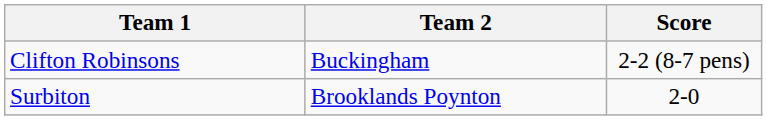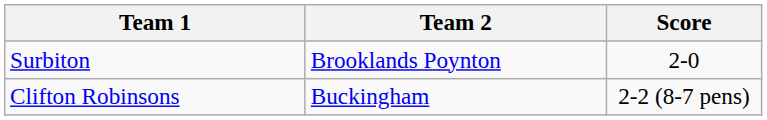rows swapped: (50, 96) <-> (95, 59)
